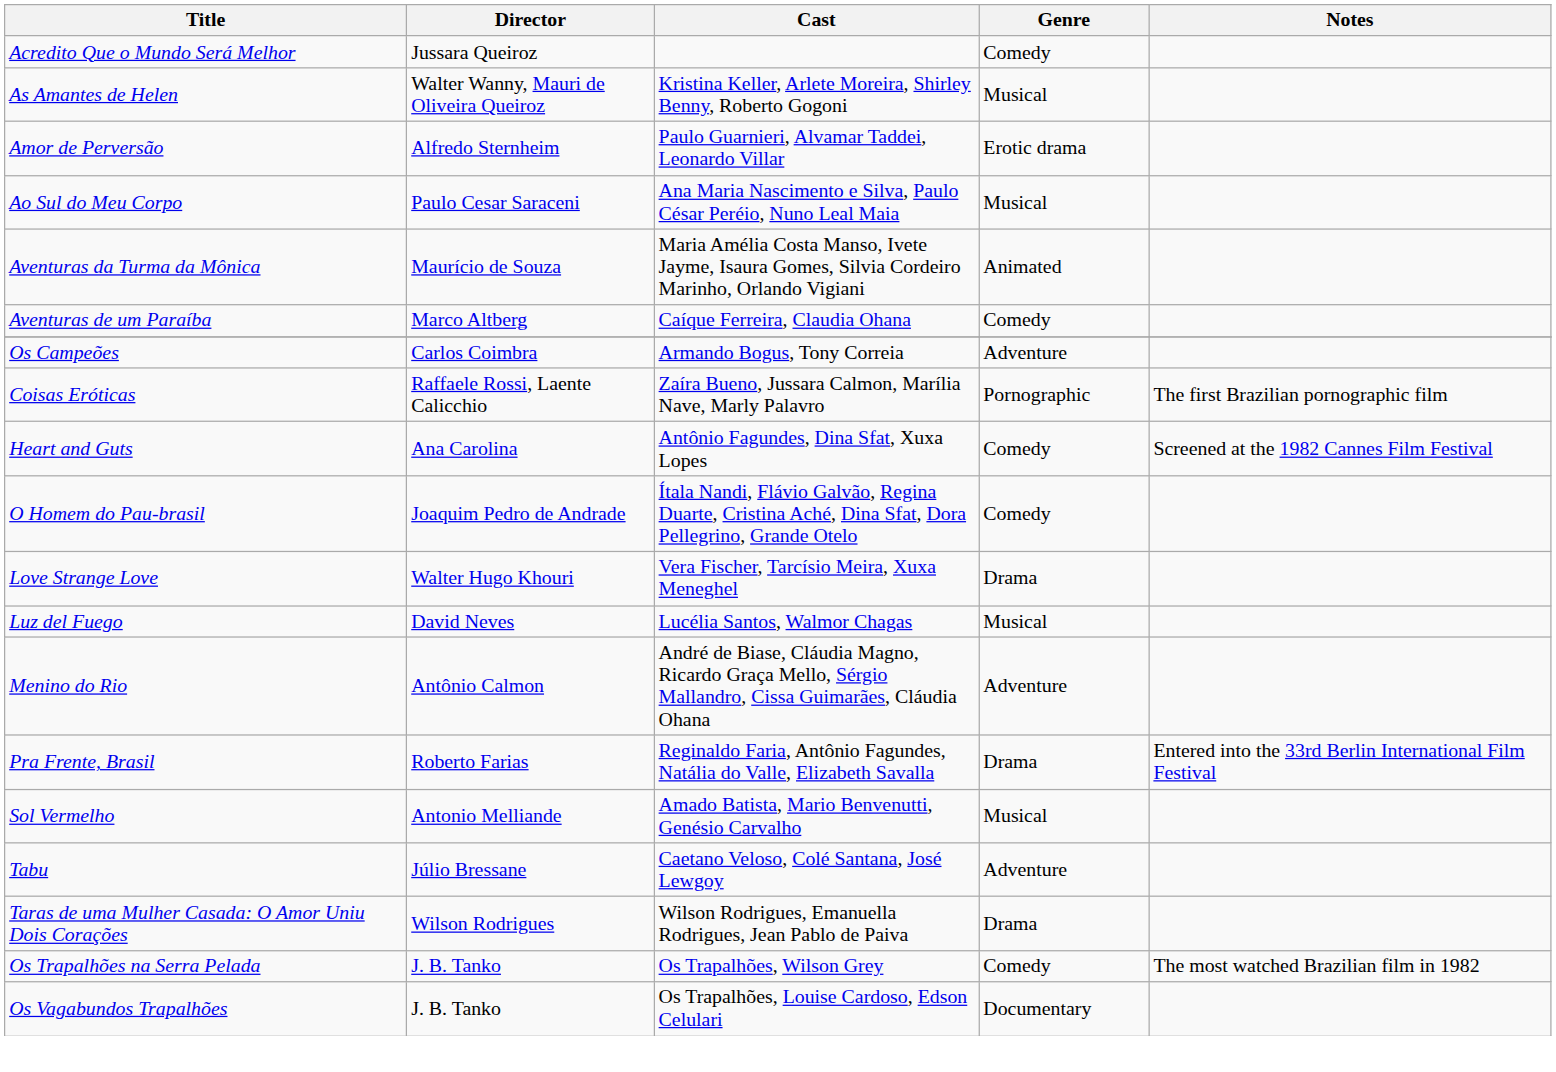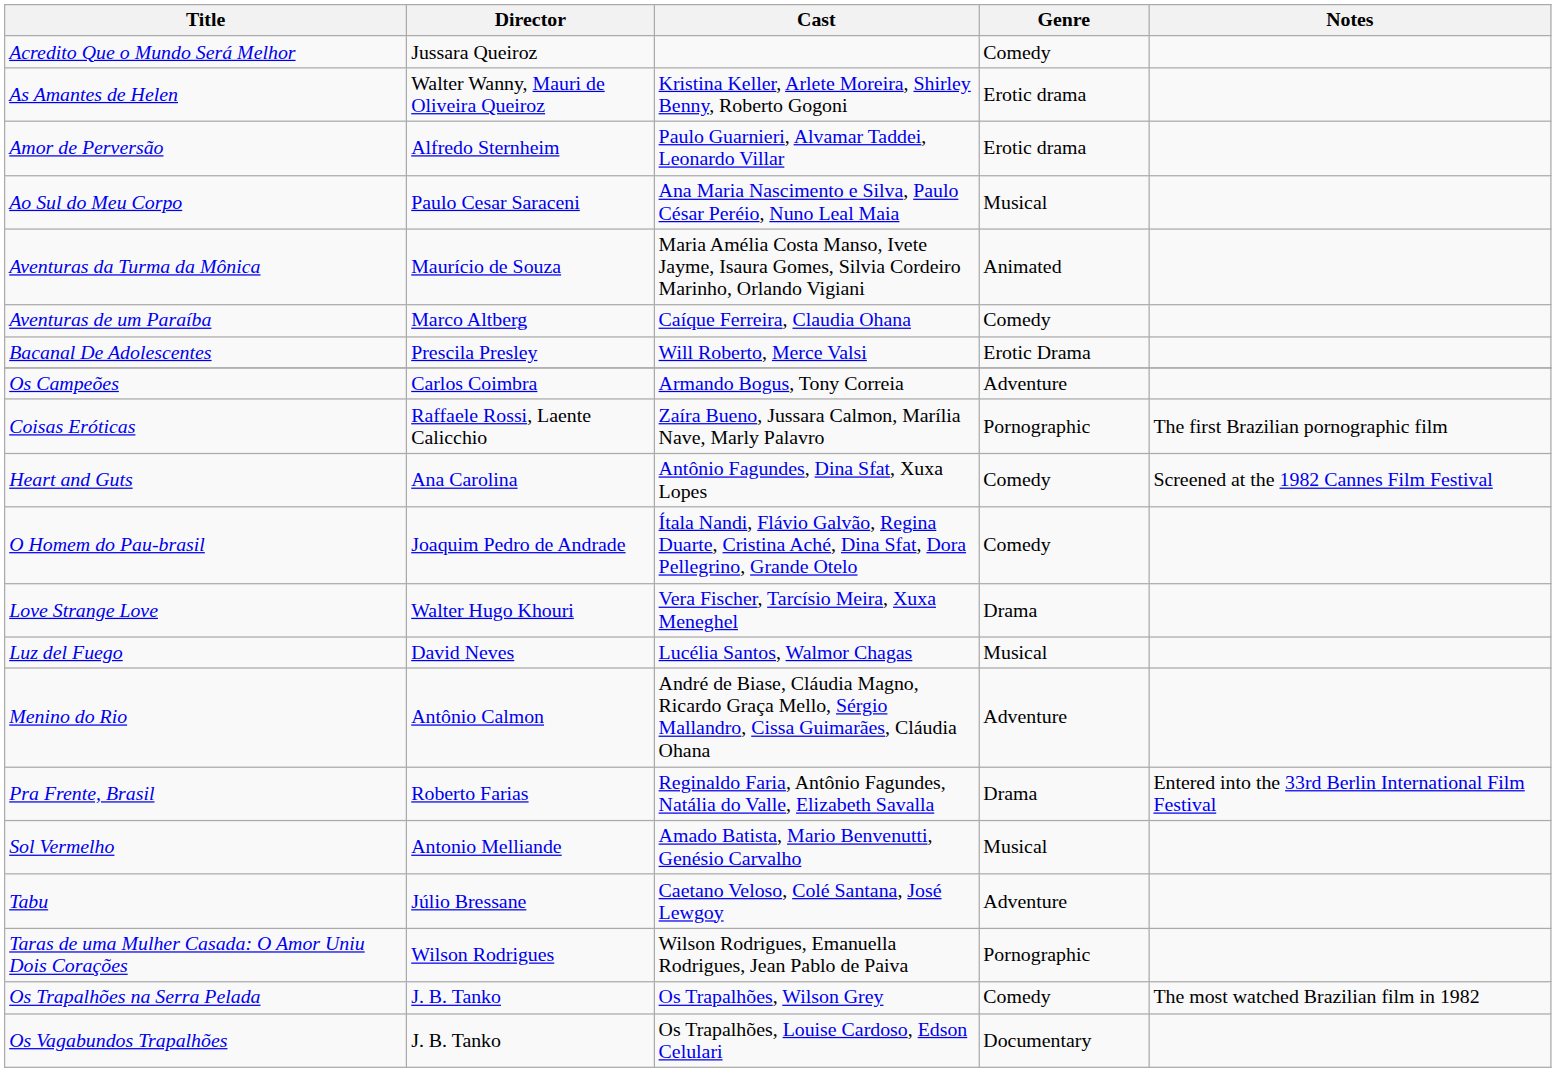(1015, 94) Musical -> (1035, 94) Erotic drama
+ row: (110, 352)
(1010, 923) Drama -> (1037, 954) Pornographic
